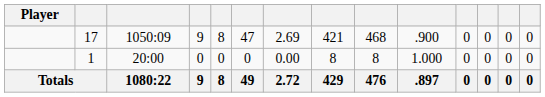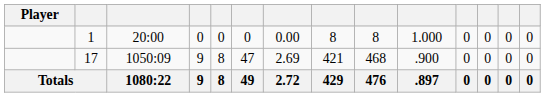rows swapped: (91, 37) <-> (91, 59)
